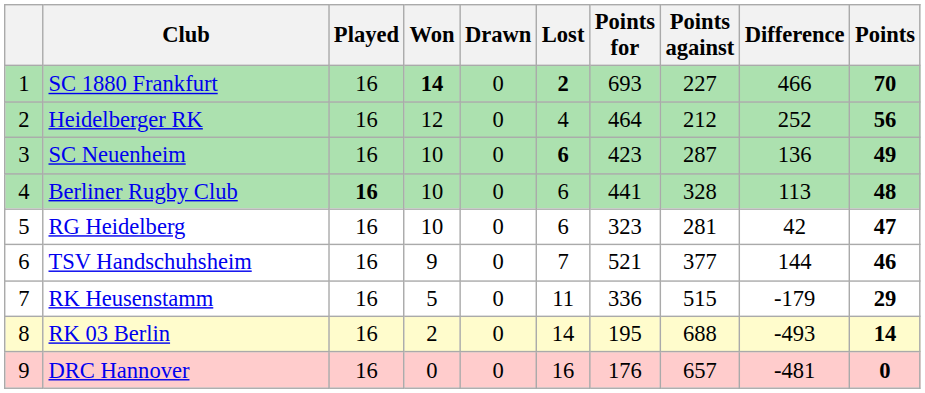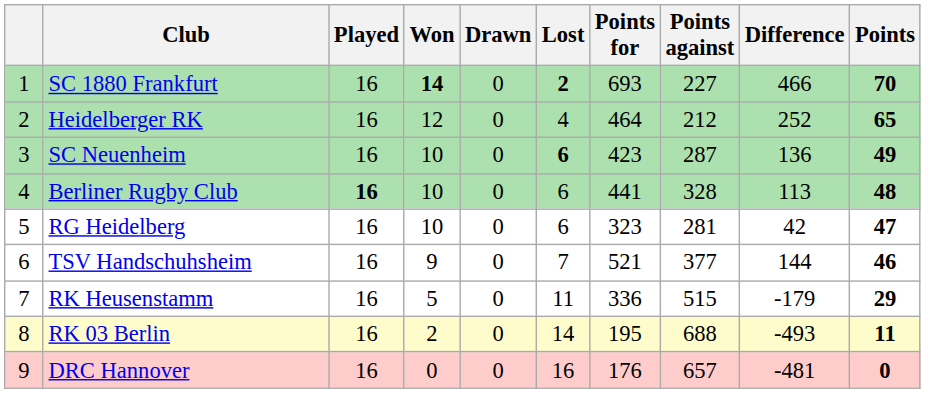(885, 119) 56 -> (885, 119) 65
(885, 333) 14 -> (885, 333) 11
